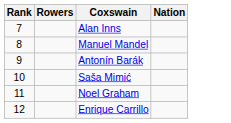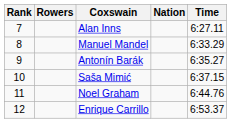+ column: (207, 12)
